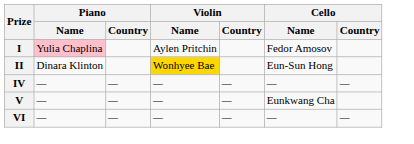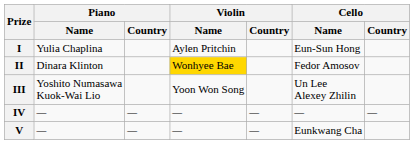(69, 48) pink background -> (69, 48) no background
(299, 48) Fedor Amosov -> (327, 48) Eun-Sun Hong
(300, 65) Eun-Sun Hong -> (327, 65) Fedor Amosov
+ row: (19, 89)
- row: (19, 118)
